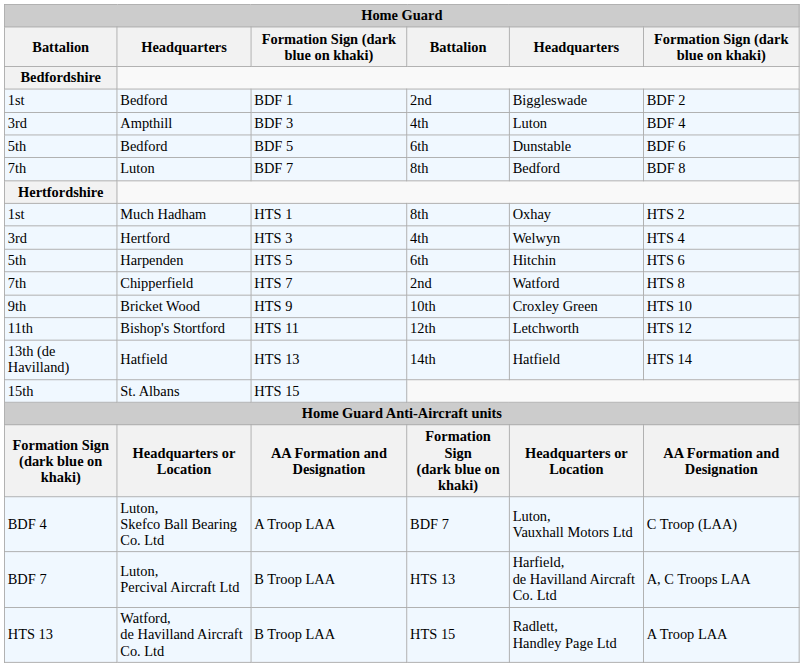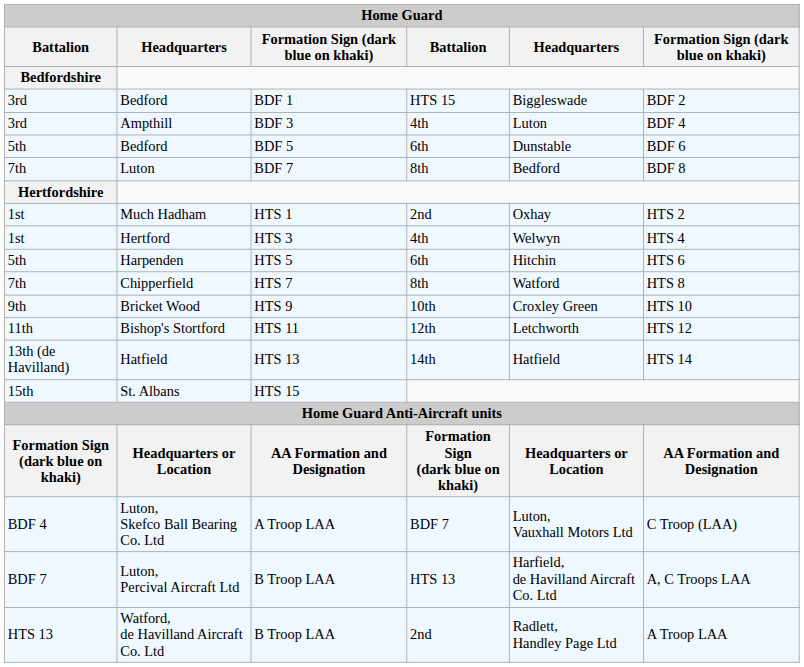(16, 100) 1st -> (17, 100) 3rd
(421, 100) 2nd -> (433, 100) HTS 15
(419, 214) 8th -> (421, 214) 2nd
(17, 237) 3rd -> (16, 237) 1st
(421, 283) 2nd -> (419, 283) 8th
(433, 634) HTS 15 -> (421, 634) 2nd
